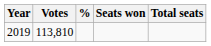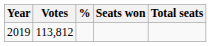(55, 32) 113,810 -> (55, 32) 113,812
